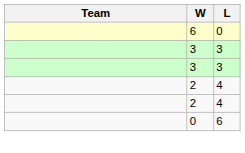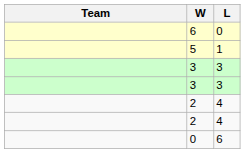+ row: (193, 49)
